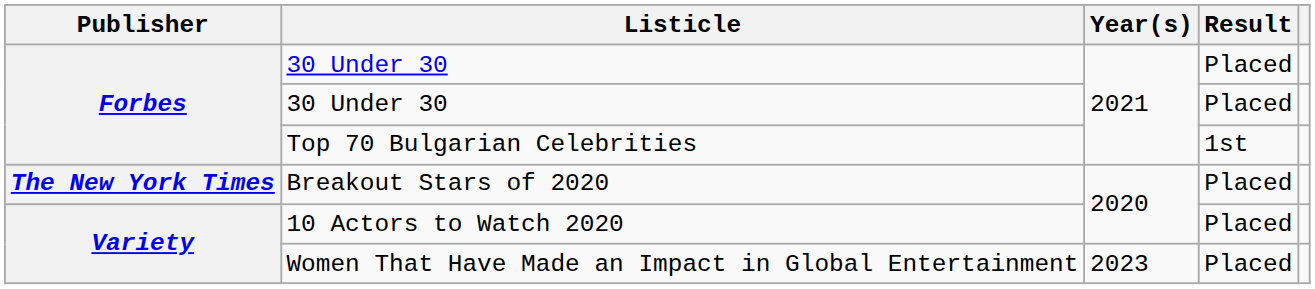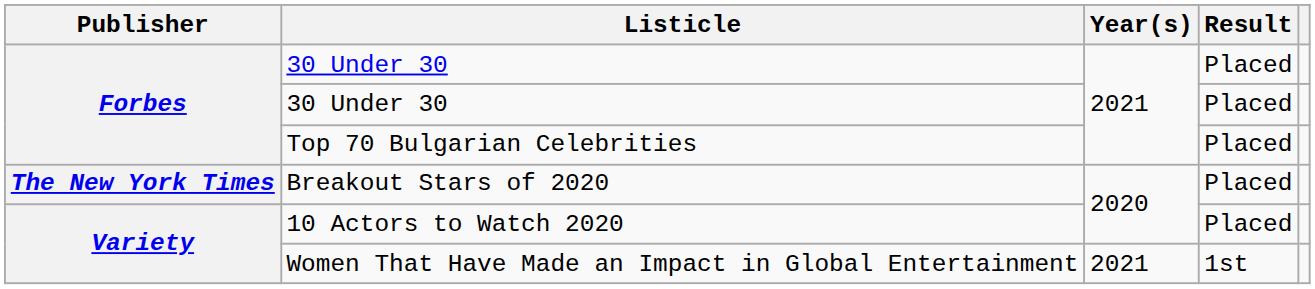(1226, 144) 1st -> (1248, 144) Placed
(1119, 264) 2023 -> (1119, 264) 2021
(1248, 264) Placed -> (1226, 264) 1st
